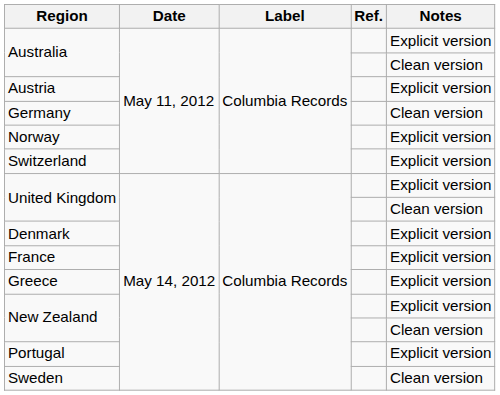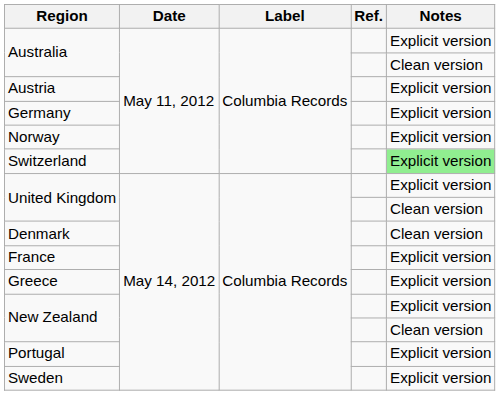(436, 112) Clean version -> (441, 112) Explicit version
(441, 161) no background -> (441, 161) lightgreen background
(441, 233) Explicit version -> (436, 233) Clean version
(436, 378) Clean version -> (441, 378) Explicit version
